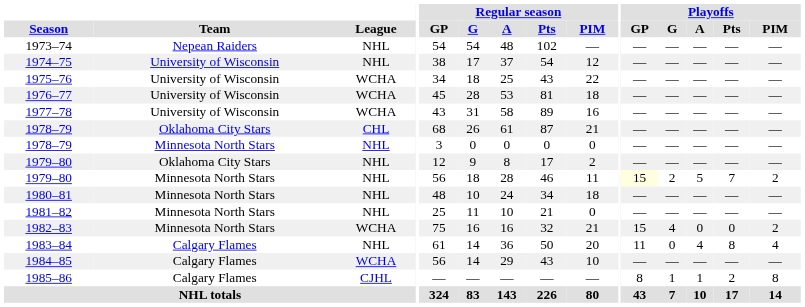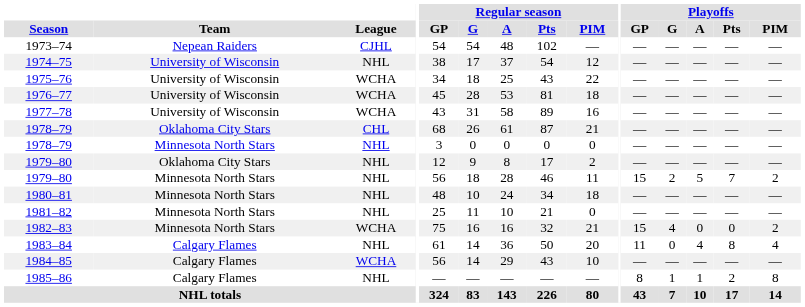(376, 45) NHL -> (376, 45) CJHL
(640, 178) lightyellow background -> (640, 178) no background
(376, 277) CJHL -> (376, 277) NHL
